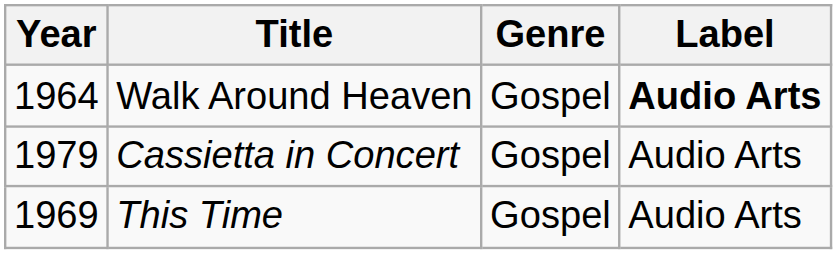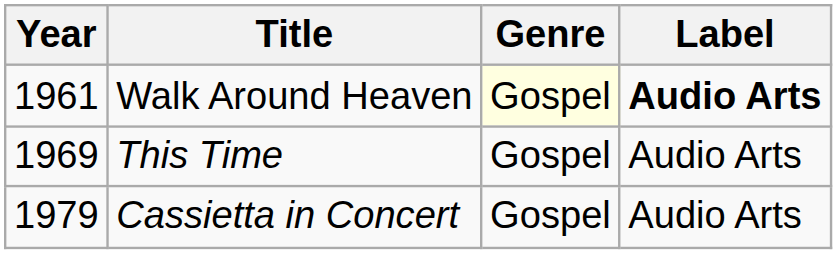(56, 95) 1964 -> (56, 95) 1961
(550, 95) no background -> (550, 95) lightyellow background
rows swapped: (200, 215) <-> (288, 155)
